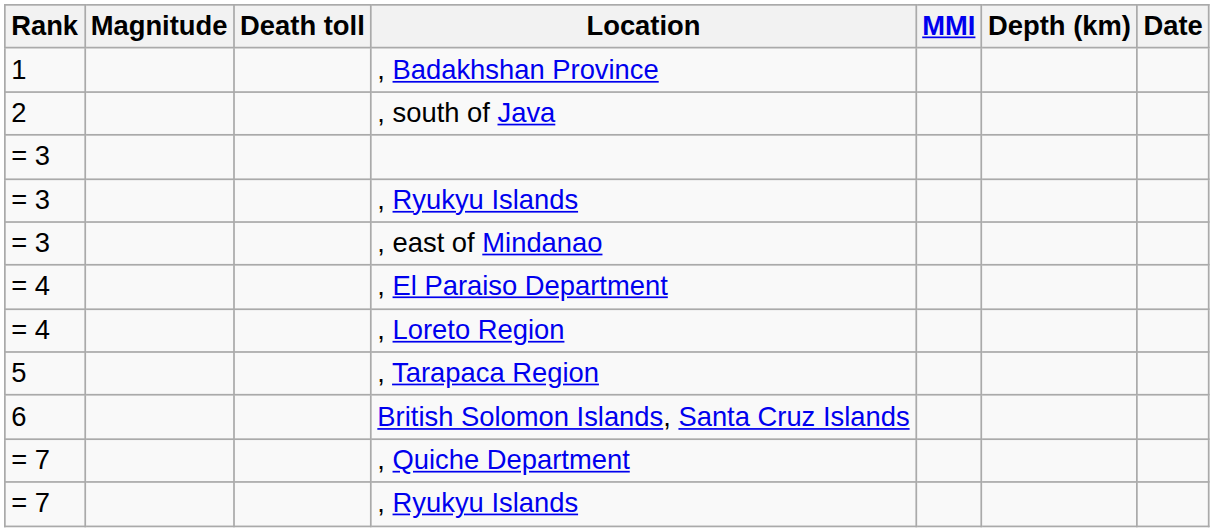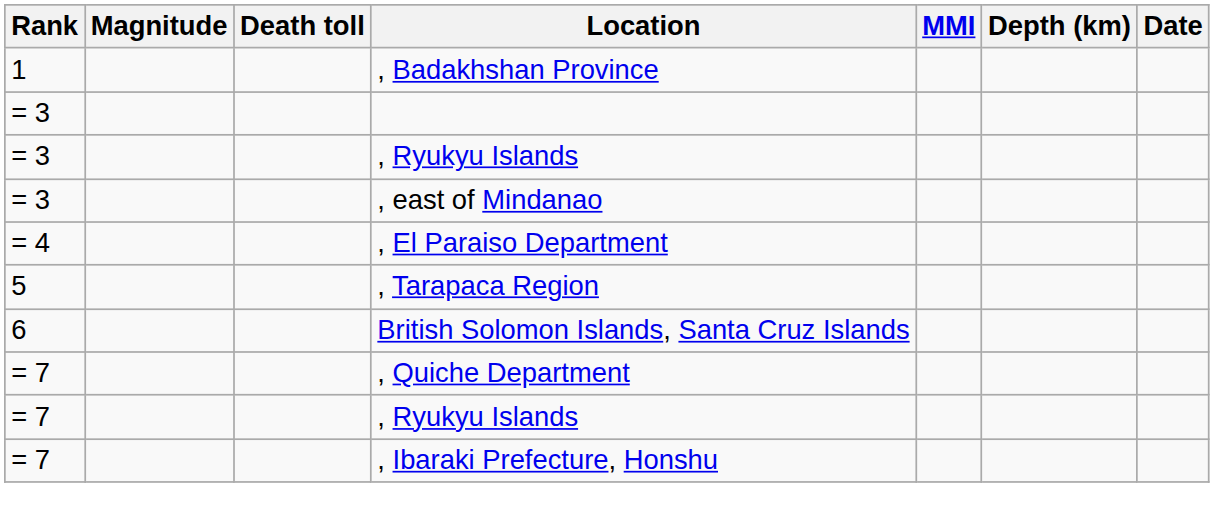- row: (19, 112)
- row: (31, 329)
+ row: (31, 460)
